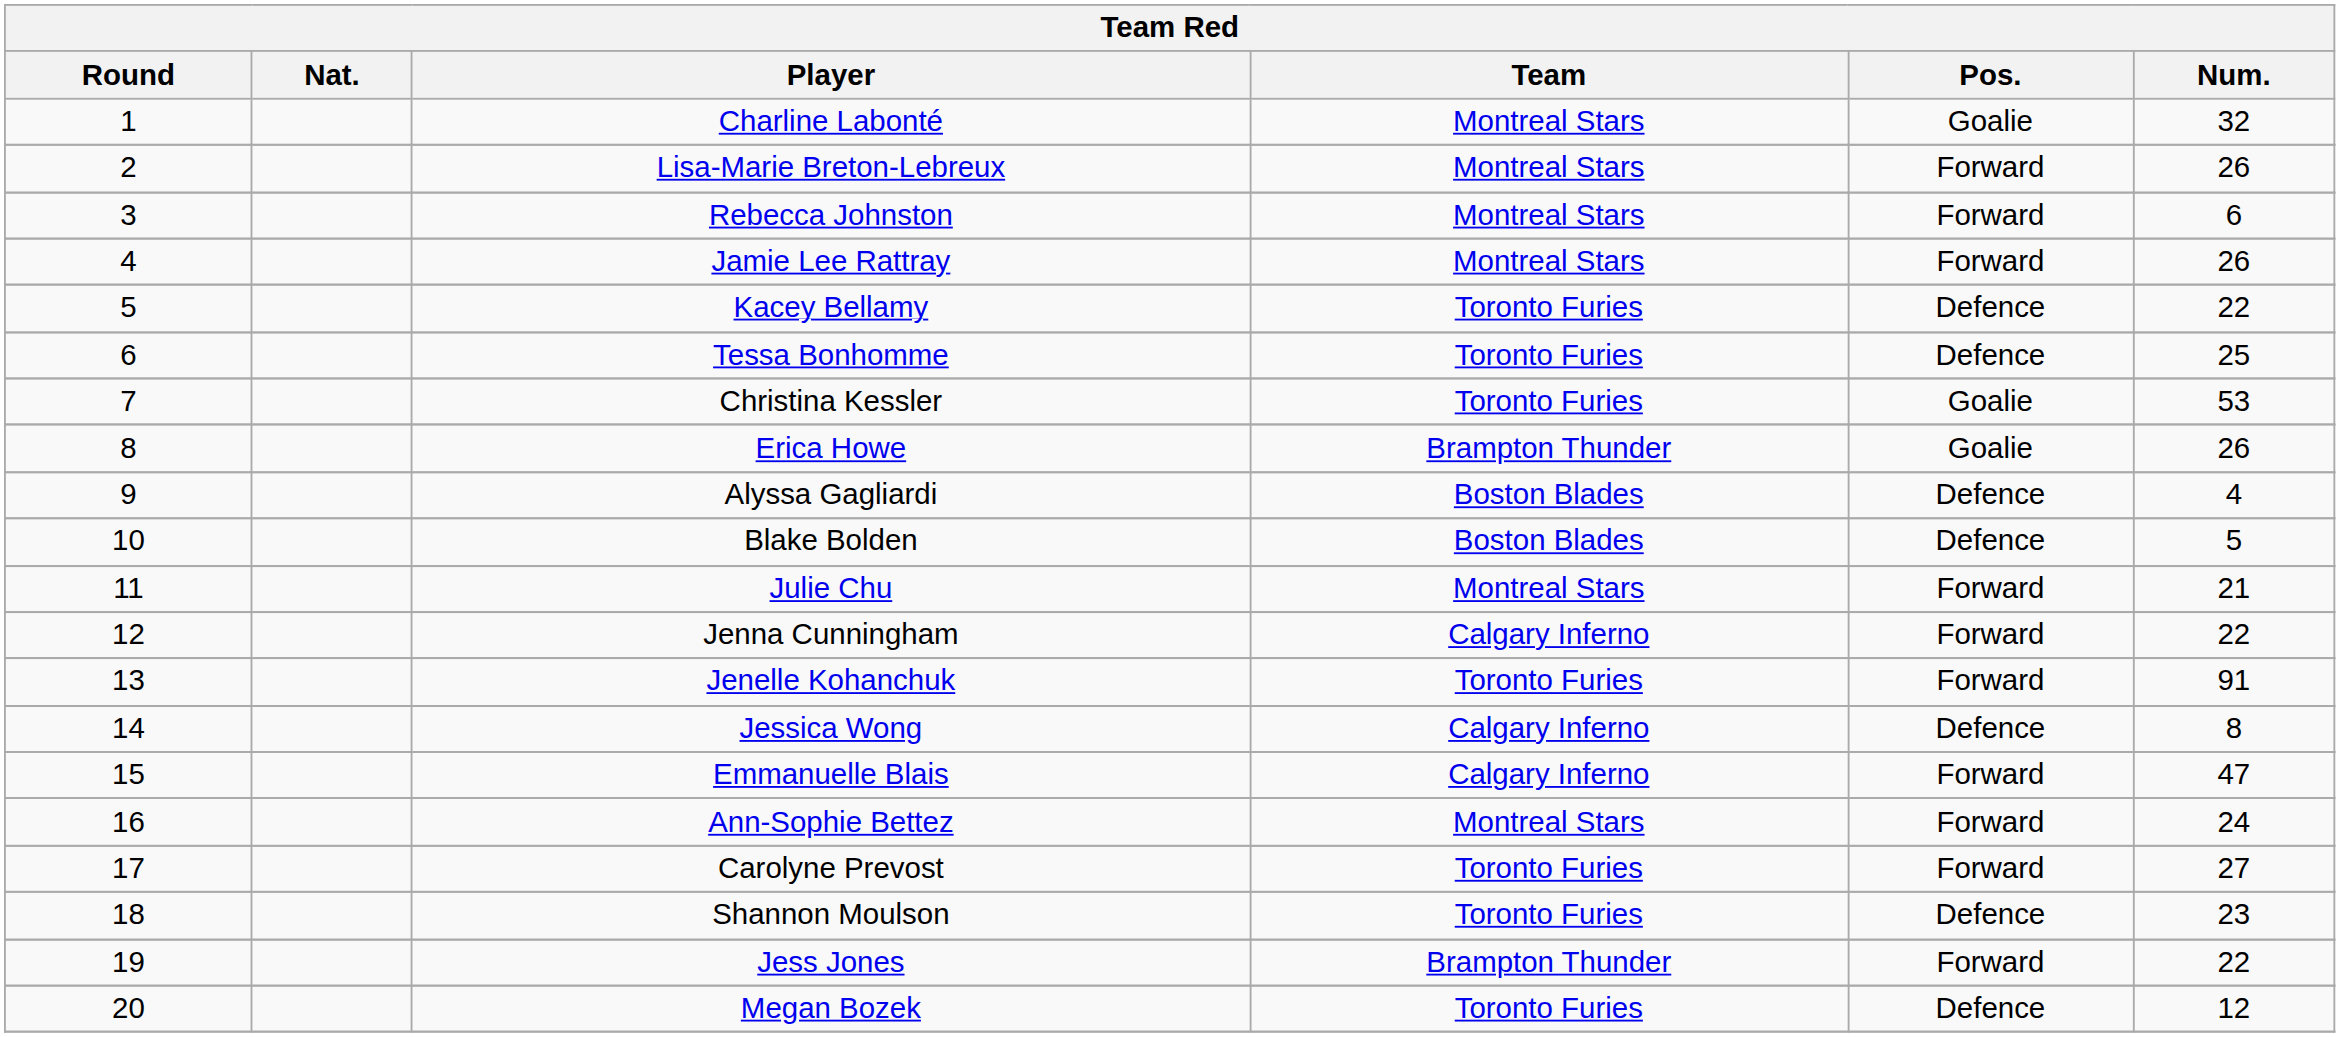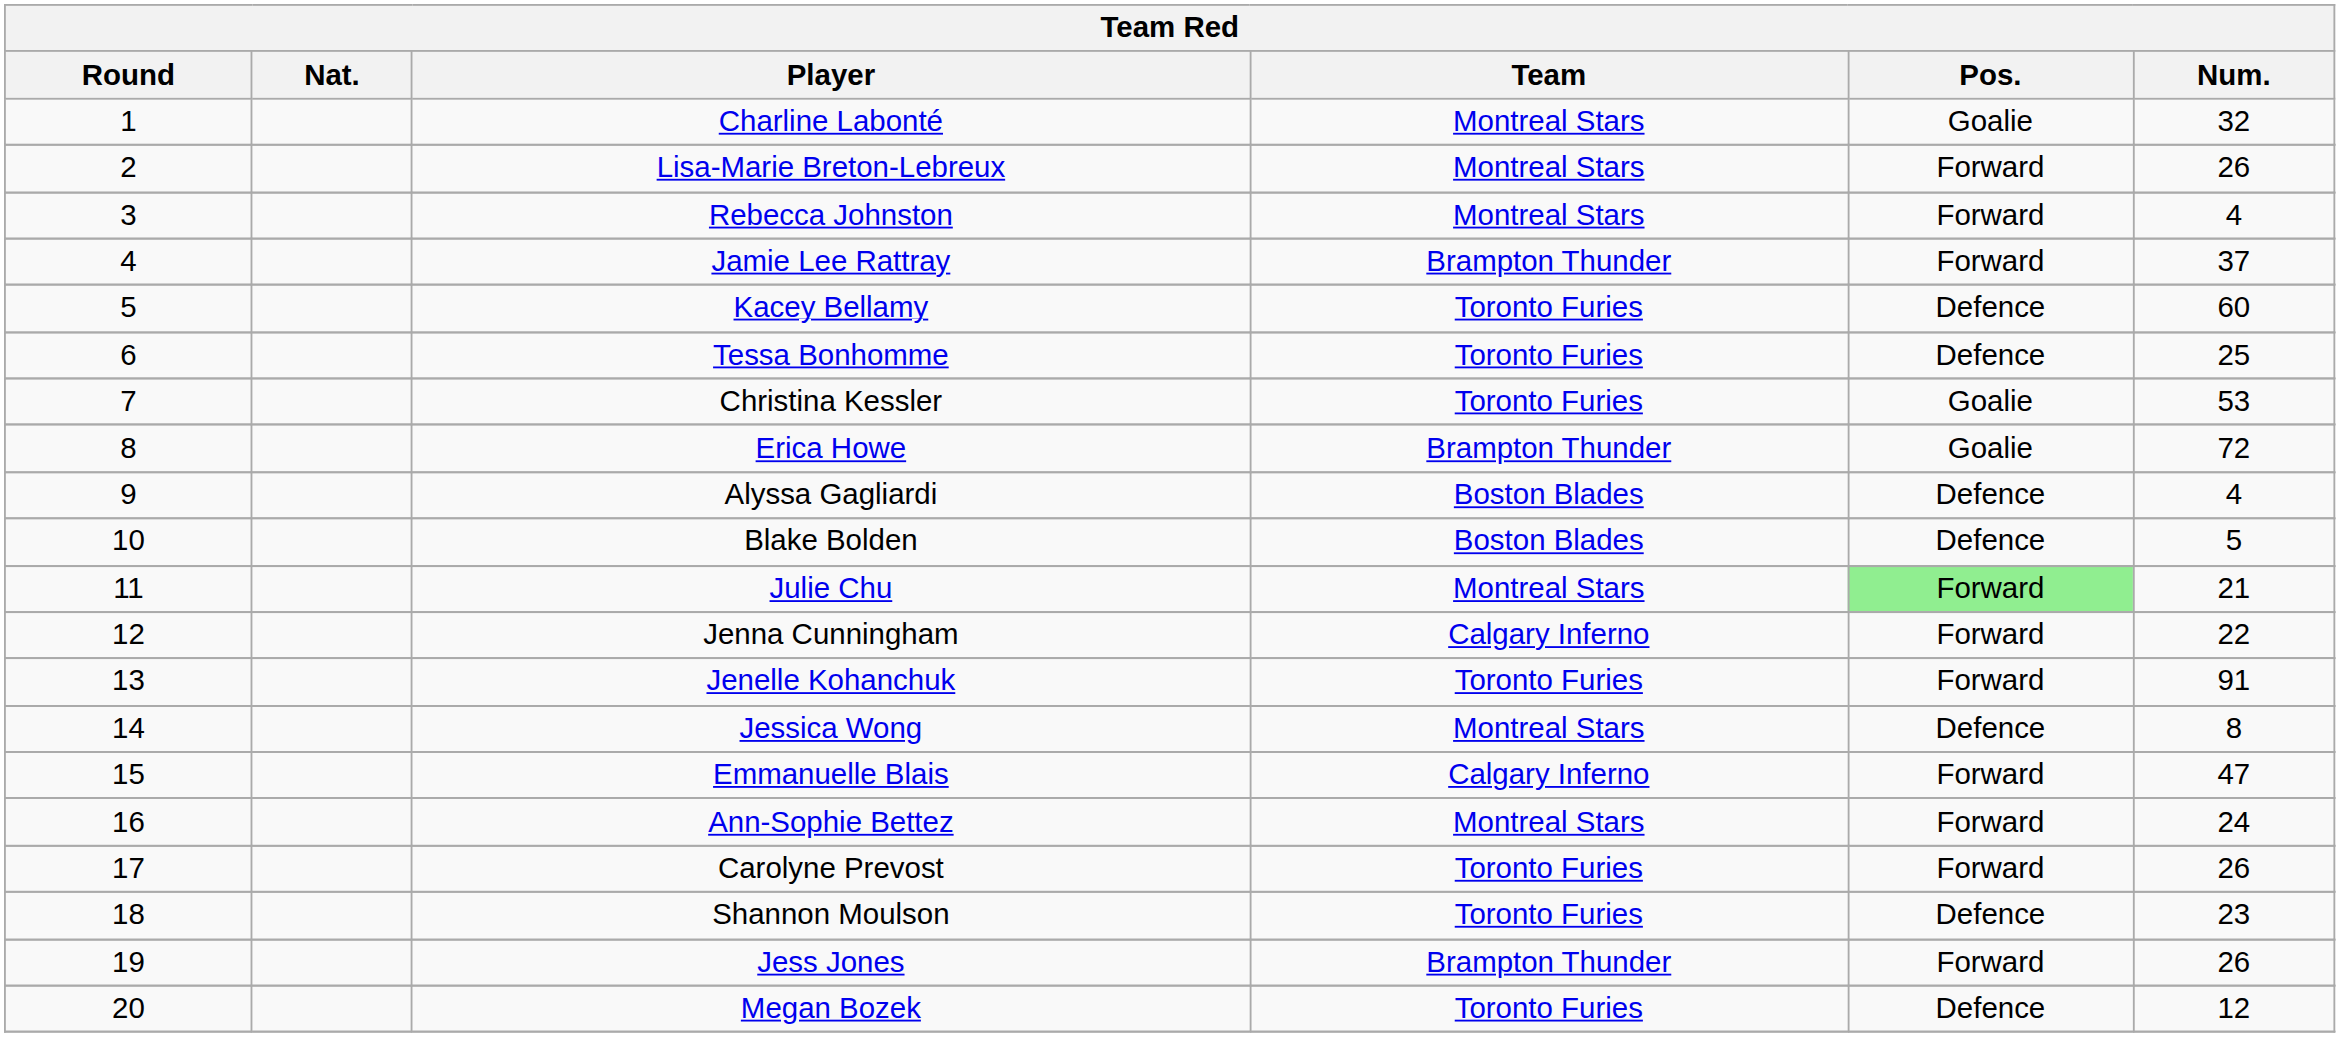(2234, 214) 6 -> (2234, 214) 4
(1549, 261) Montreal Stars -> (1549, 261) Brampton Thunder
(2234, 261) 26 -> (2234, 261) 37
(2234, 307) 22 -> (2234, 307) 60
(2234, 448) 26 -> (2234, 448) 72
(1990, 588) no background -> (1990, 588) lightgreen background
(1549, 728) Calgary Inferno -> (1549, 728) Montreal Stars
(2234, 868) 27 -> (2234, 868) 26
(2234, 961) 22 -> (2234, 961) 26
